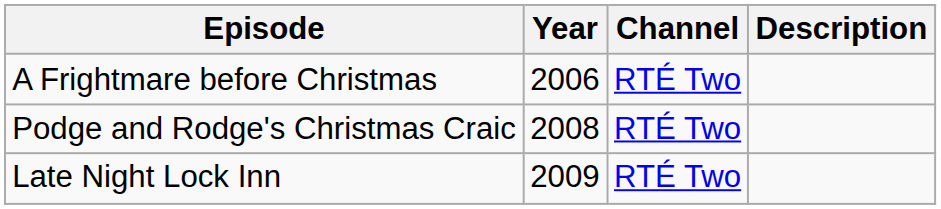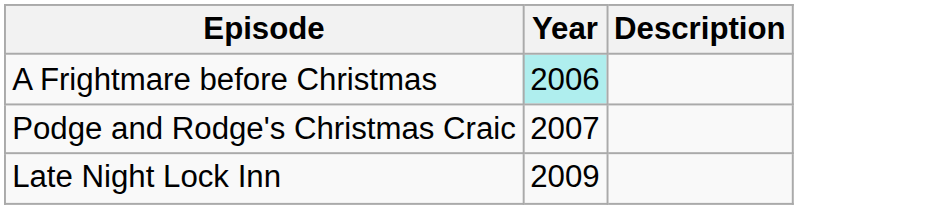- column: (678, 29)
(565, 78) no background -> (565, 78) paleturquoise background
(565, 128) 2008 -> (565, 128) 2007
